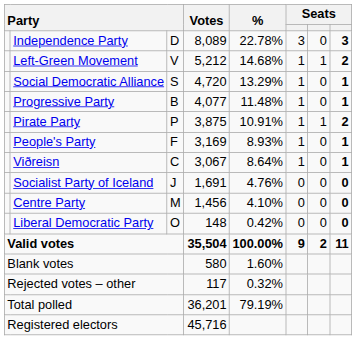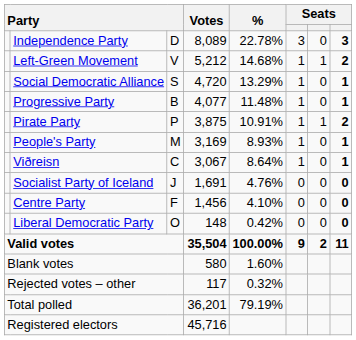(174, 142) F -> (175, 142) M
(175, 203) M -> (174, 203) F
